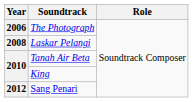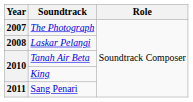(16, 27) 2006 -> (16, 27) 2007
(16, 89) 2012 -> (16, 89) 2011
